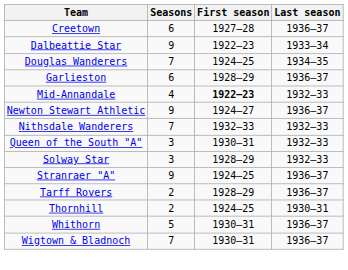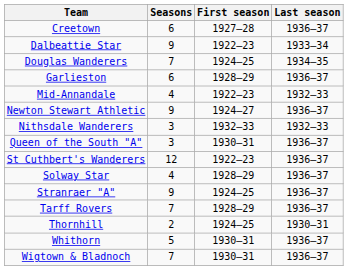(233, 94) bold -> (233, 94) normal
(171, 127) 7 -> (171, 127) 3
(307, 143) 1932–33 -> (307, 143) 1936–37
+ row: (76, 159)
(171, 159) 3 -> (171, 176) 4
(307, 159) 1932–33 -> (307, 176) 1936–37
(171, 192) 2 -> (171, 208) 7
